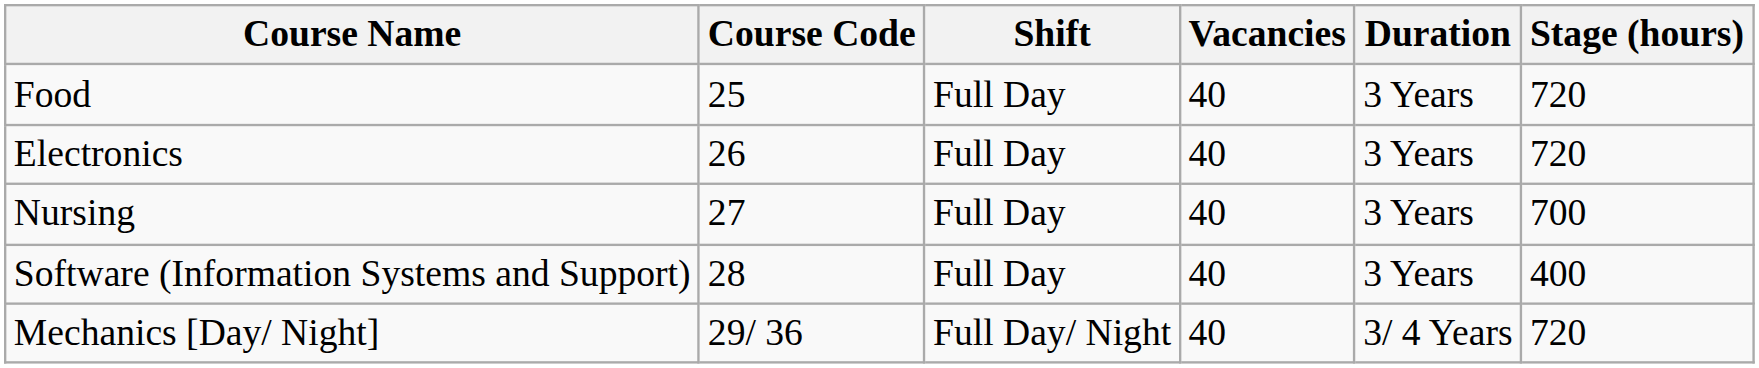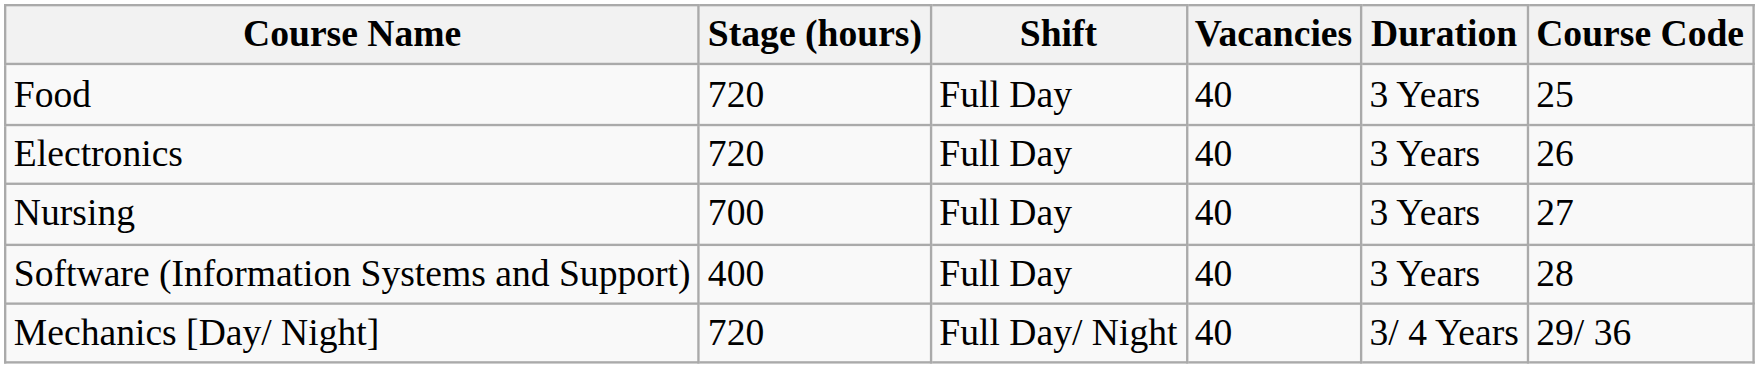columns swapped: (812, 34) <-> (1637, 34)
